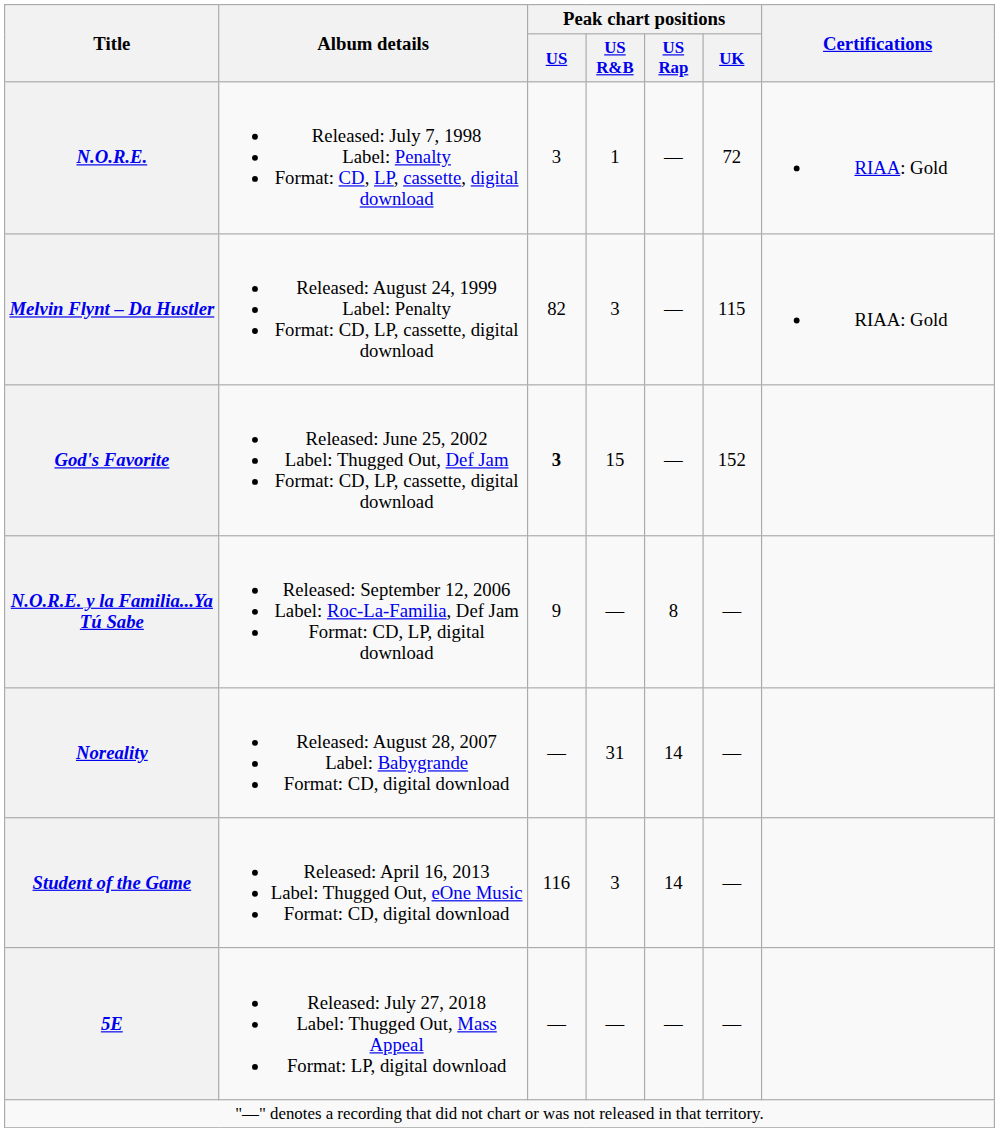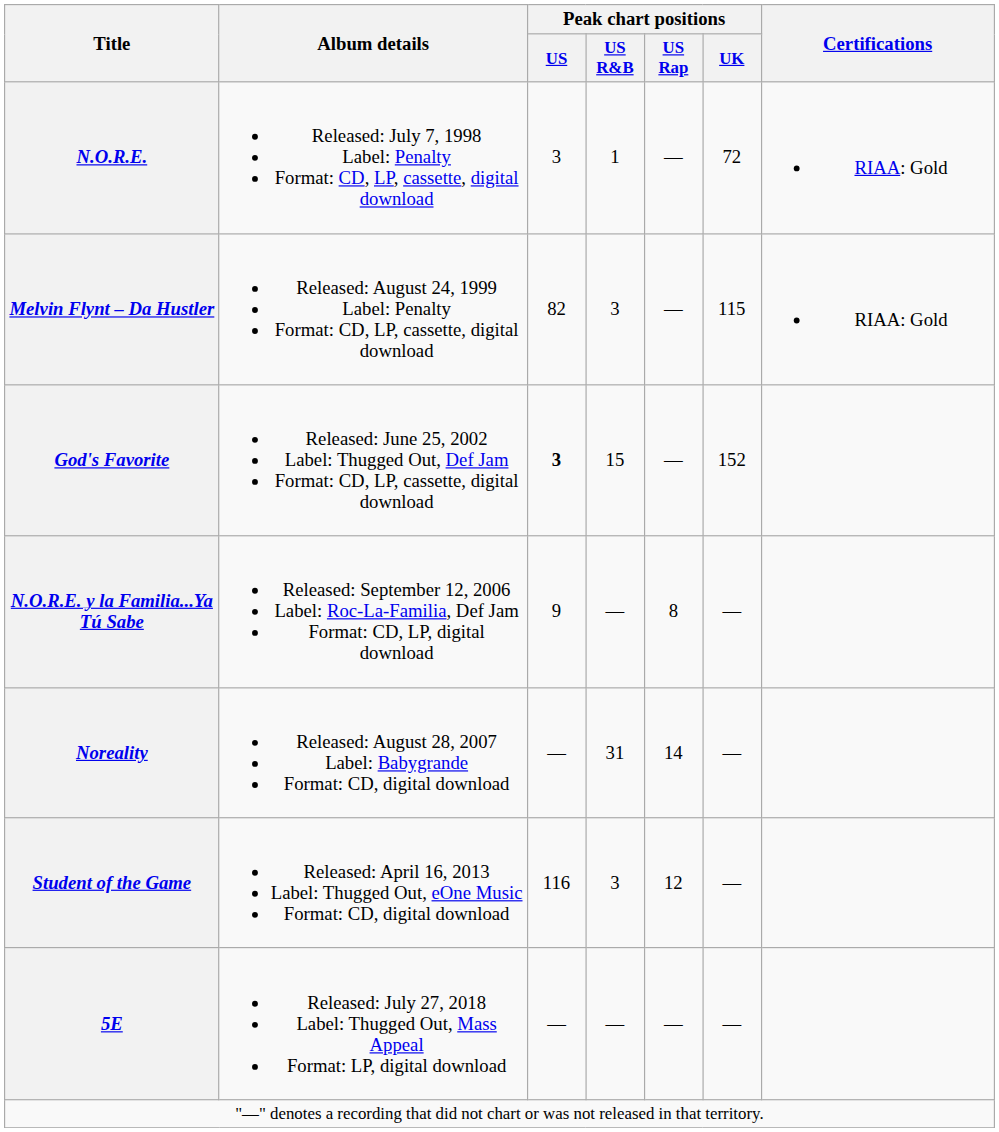(673, 882) 14 -> (673, 882) 12
